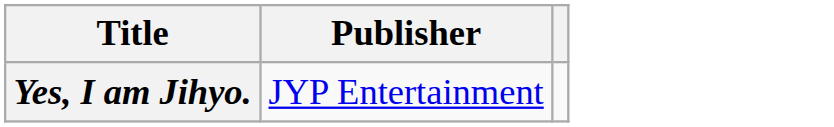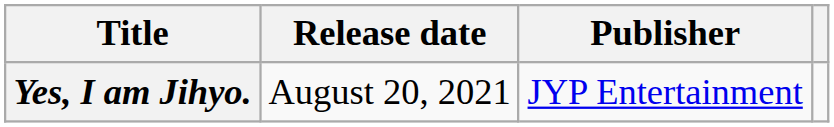+ column: (390, 33)
